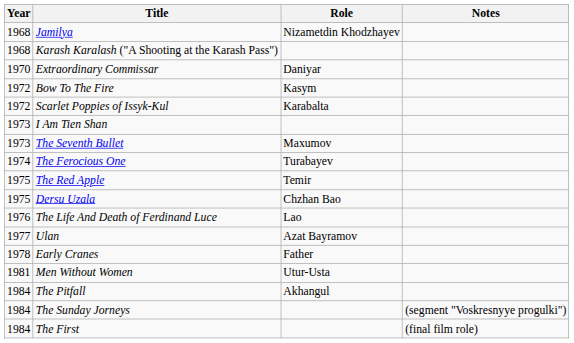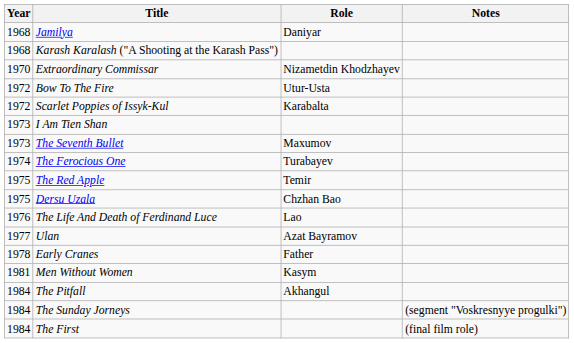(342, 32) Nizametdin Khodzhayev -> (302, 32) Daniyar
(302, 69) Daniyar -> (342, 69) Nizametdin Khodzhayev
(300, 87) Kasym -> (307, 87) Utur-Usta
(307, 273) Utur-Usta -> (300, 273) Kasym
